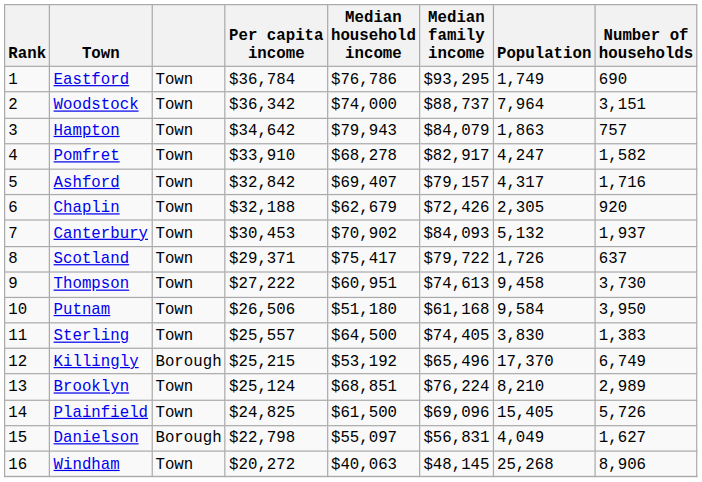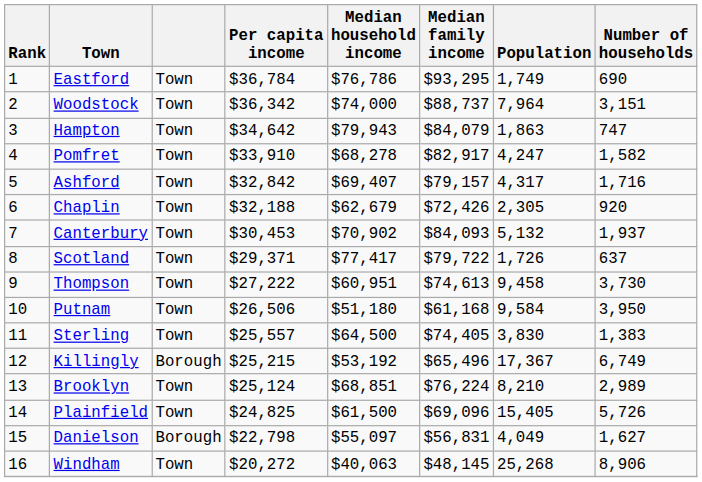(613, 131) 757 -> (613, 131) 747
(364, 259) $75,417 -> (364, 259) $77,417
(525, 361) 17,370 -> (525, 361) 17,367
